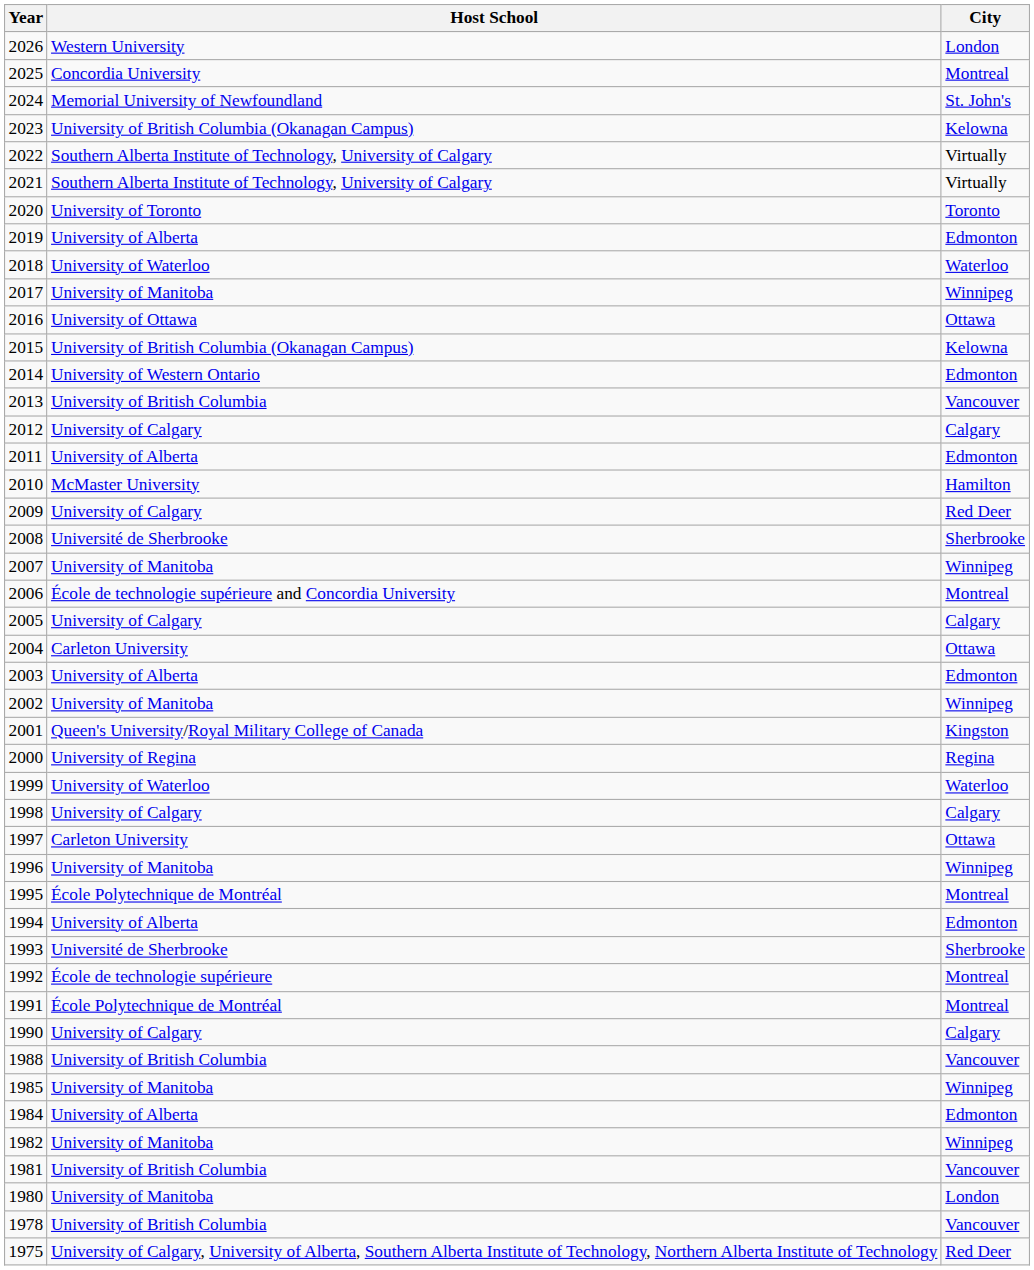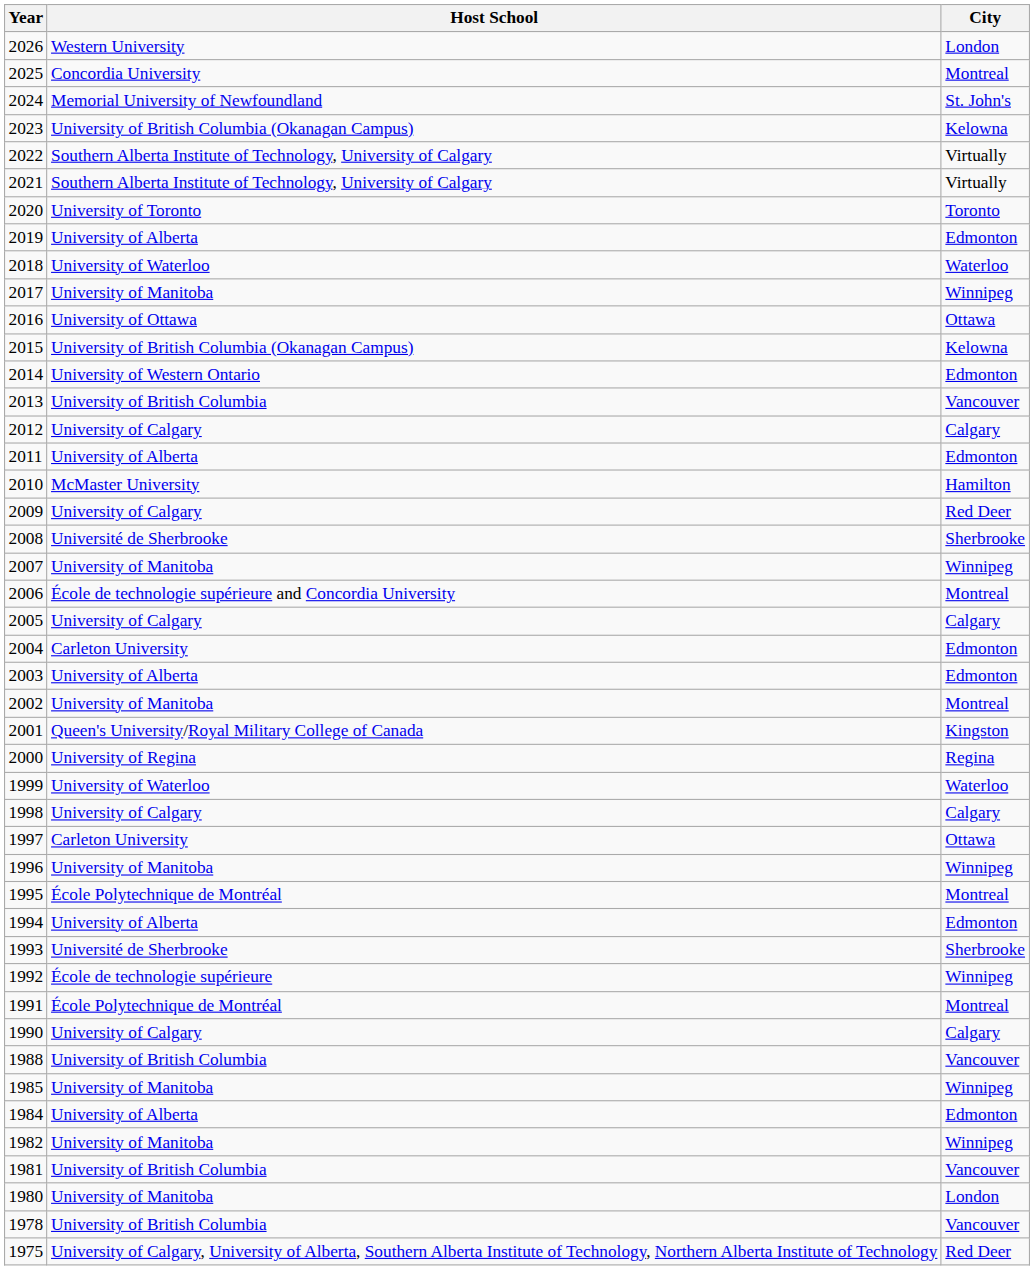(970, 648) Ottawa -> (981, 648) Edmonton
(979, 703) Winnipeg -> (977, 703) Montreal
(977, 977) Montreal -> (979, 977) Winnipeg
